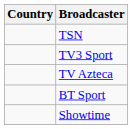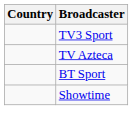- row: (71, 34)
